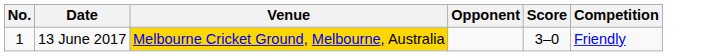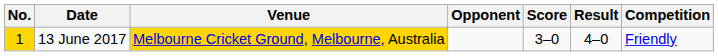+ column: (596, 16)
(20, 39) no background -> (20, 39) gold background
